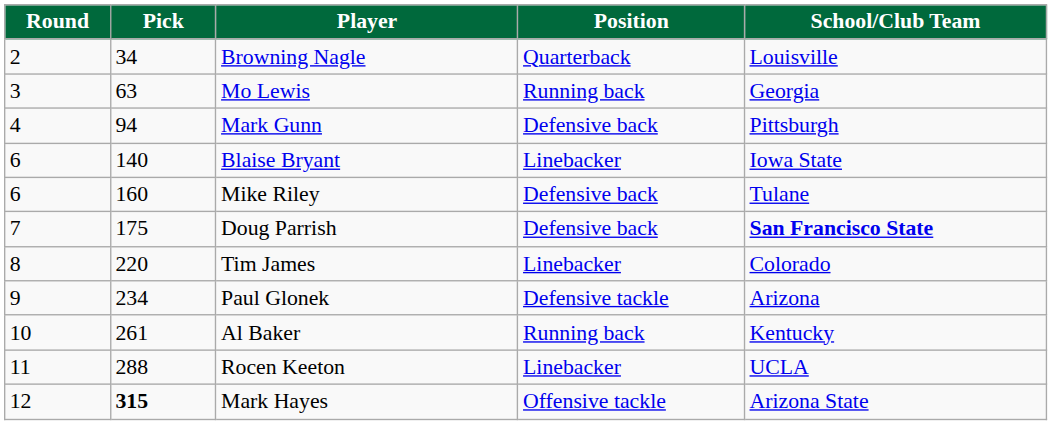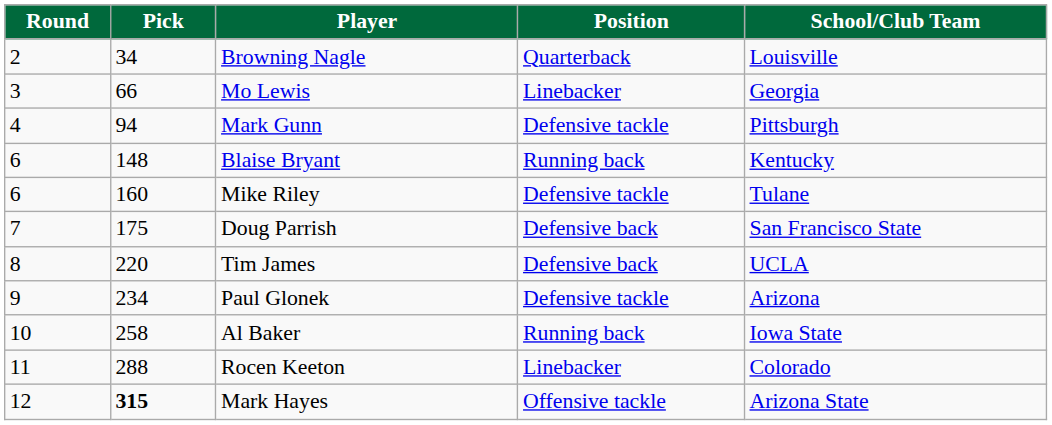(126, 90) 63 -> (126, 90) 66
(584, 90) Running back -> (572, 90) Linebacker
(590, 125) Defensive back -> (596, 125) Defensive tackle
(132, 159) 140 -> (132, 159) 148
(572, 159) Linebacker -> (584, 159) Running back
(796, 159) Iowa State -> (792, 159) Kentucky
(590, 194) Defensive back -> (596, 194) Defensive tackle
(841, 228) bold -> (835, 228) normal
(572, 263) Linebacker -> (590, 263) Defensive back
(790, 263) Colorado -> (779, 263) UCLA
(132, 332) 261 -> (132, 332) 258
(792, 332) Kentucky -> (796, 332) Iowa State
(779, 366) UCLA -> (790, 366) Colorado
